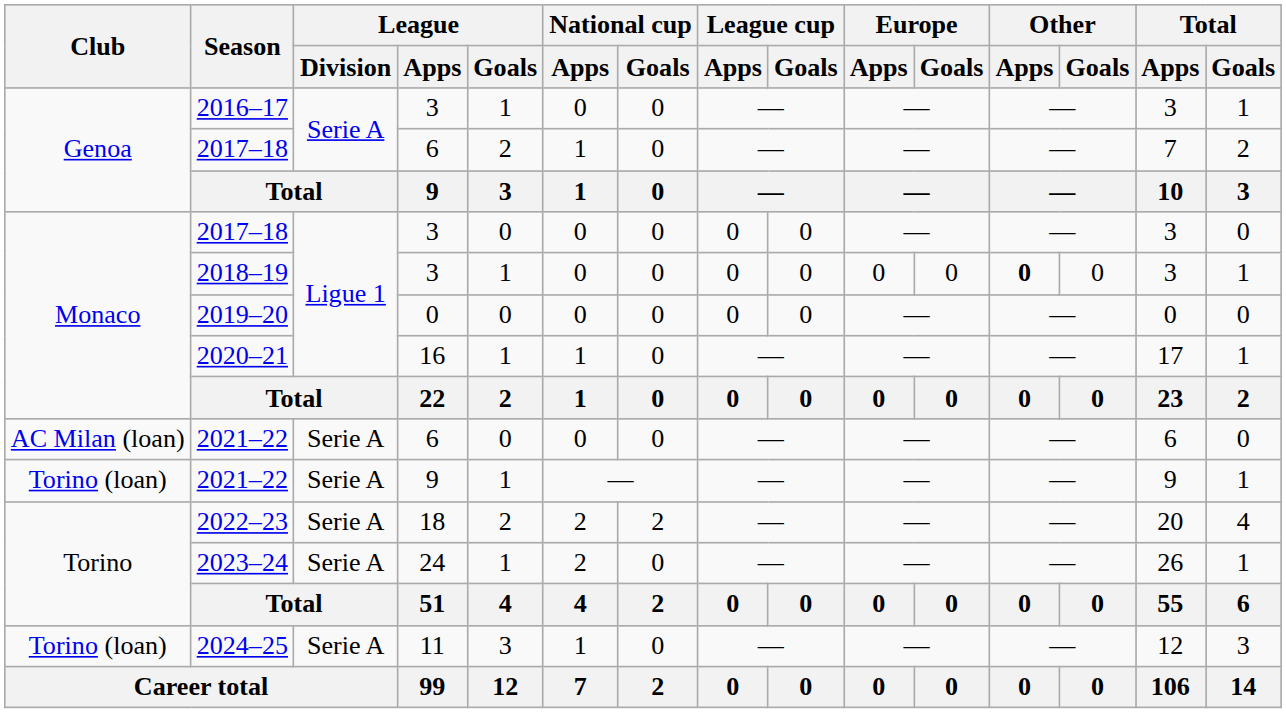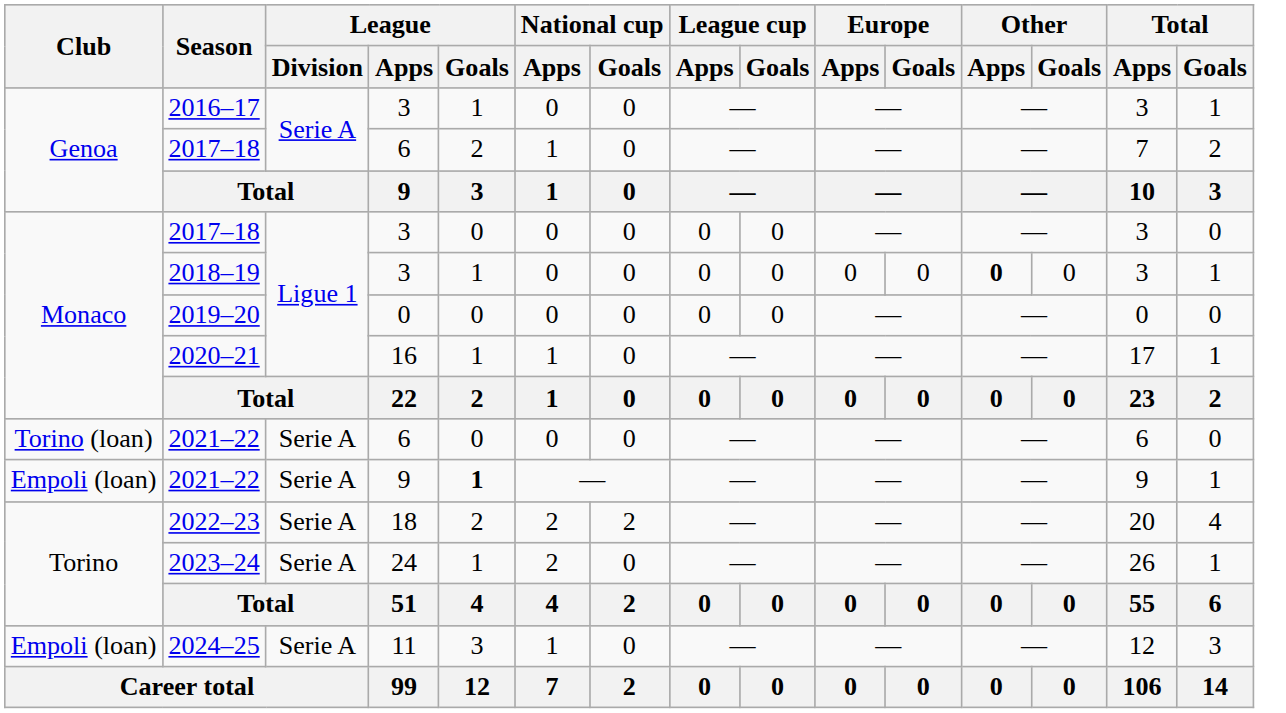(98, 438) AC Milan (loan) -> (84, 438) Torino (loan)
(98, 480) Torino (loan) -> (84, 480) Empoli (loan)
(505, 480) normal -> (477, 480) bold
(98, 645) Torino (loan) -> (84, 645) Empoli (loan)
